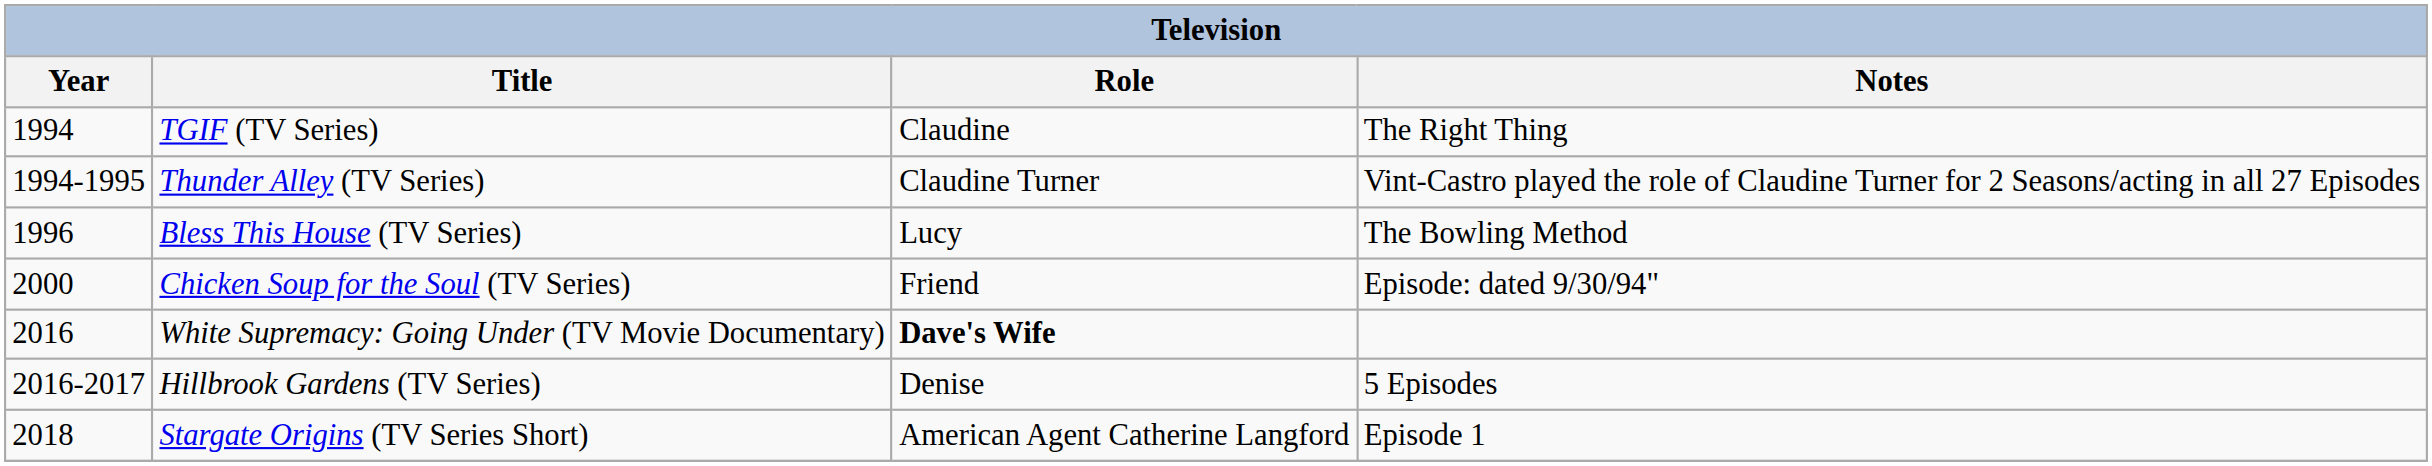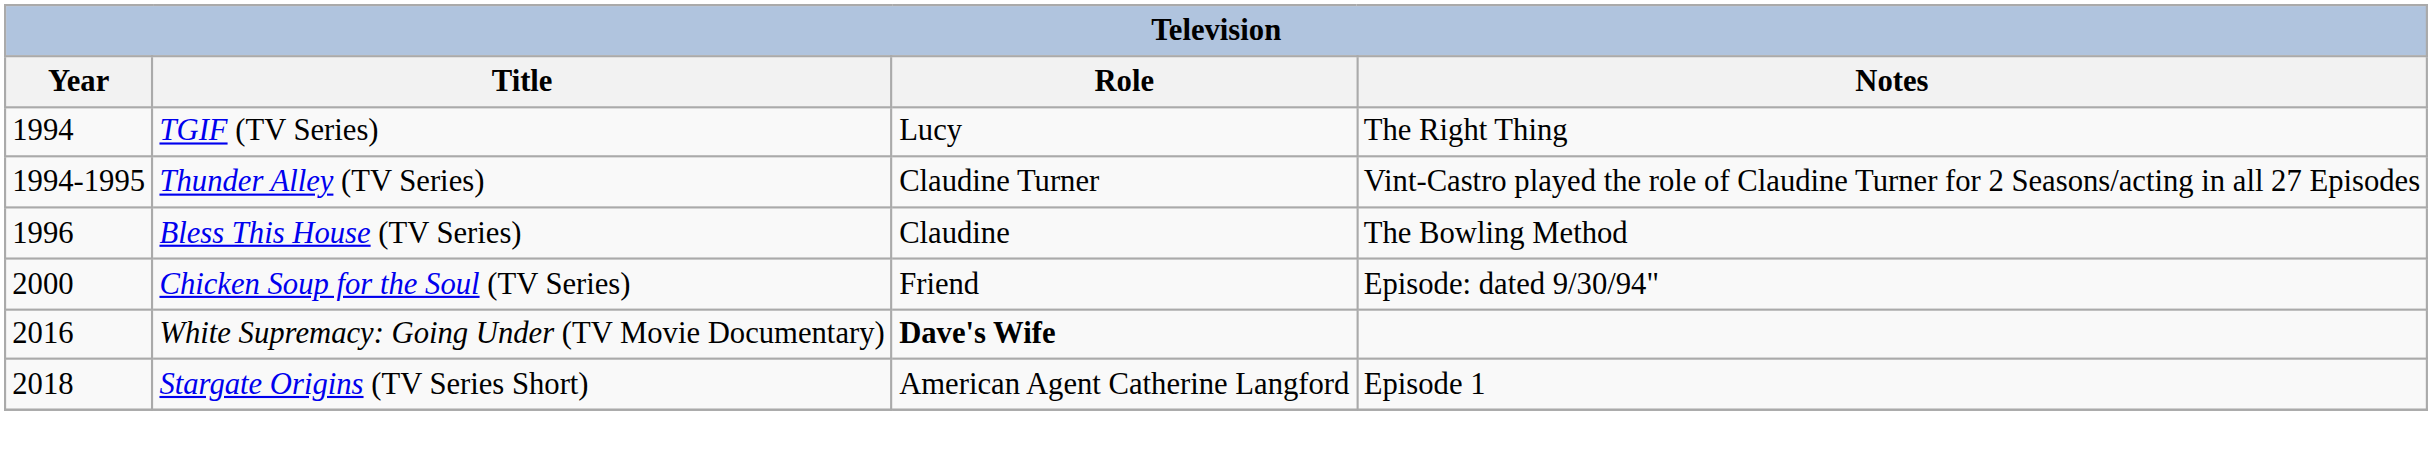(954, 131) Claudine -> (931, 131) Lucy
(931, 232) Lucy -> (954, 232) Claudine
- row: (350, 384)
